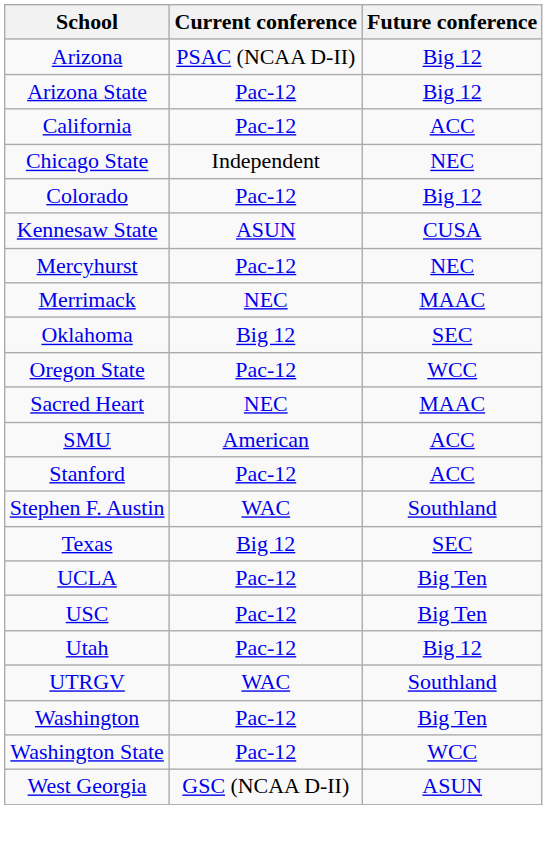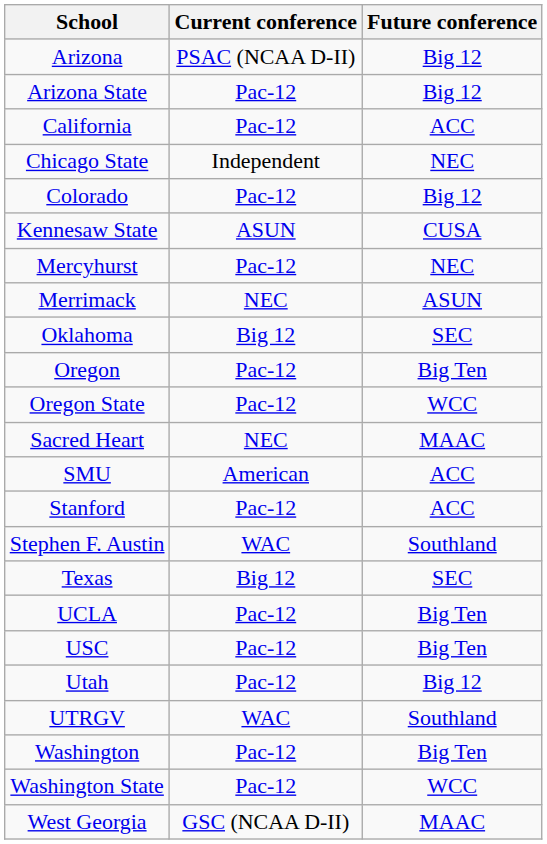(452, 299) MAAC -> (452, 299) ASUN
+ row: (87, 369)
(452, 786) ASUN -> (452, 821) MAAC
